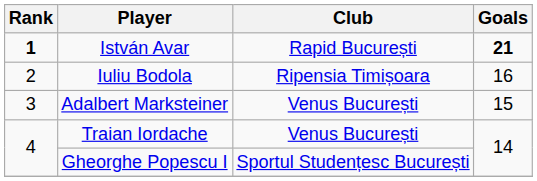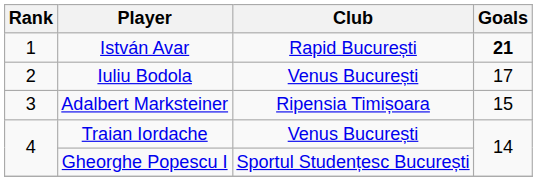(31, 47) bold -> (31, 47) normal
(353, 76) Ripensia Timișoara -> (353, 76) Venus București
(503, 76) 16 -> (503, 76) 17
(353, 104) Venus București -> (353, 104) Ripensia Timișoara
